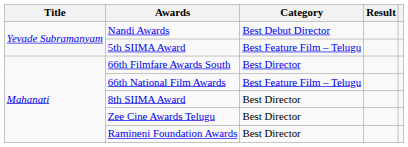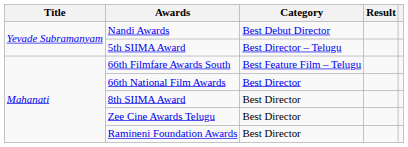(302, 47) Best Feature Film – Telugu -> (292, 47) Best Director – Telugu
(272, 64) Best Director -> (302, 64) Best Feature Film – Telugu
(302, 82) Best Feature Film – Telugu -> (272, 82) Best Director
